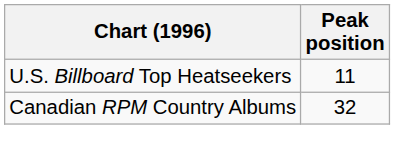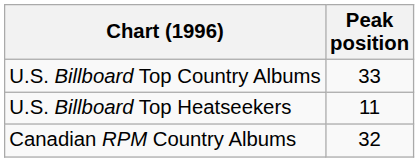+ row: (165, 75)
